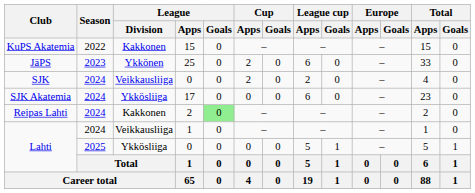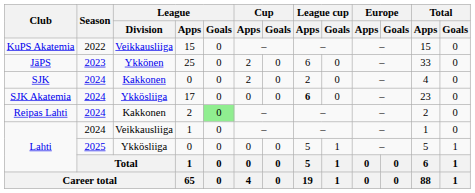(144, 46) Kakkonen -> (144, 46) Veikkausliiga
(144, 79) Veikkausliiga -> (144, 79) Kakkonen
(308, 96) normal -> (308, 96) bold
